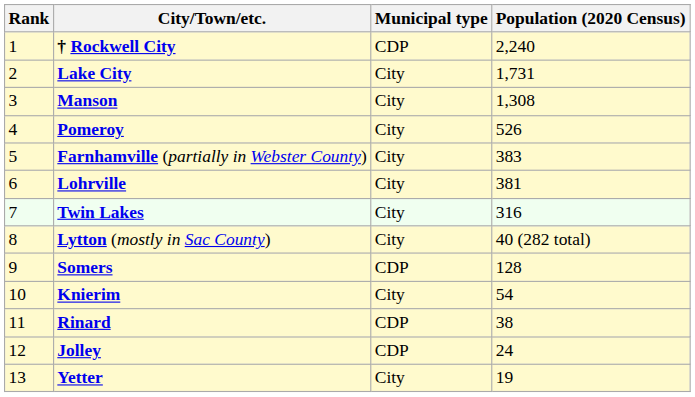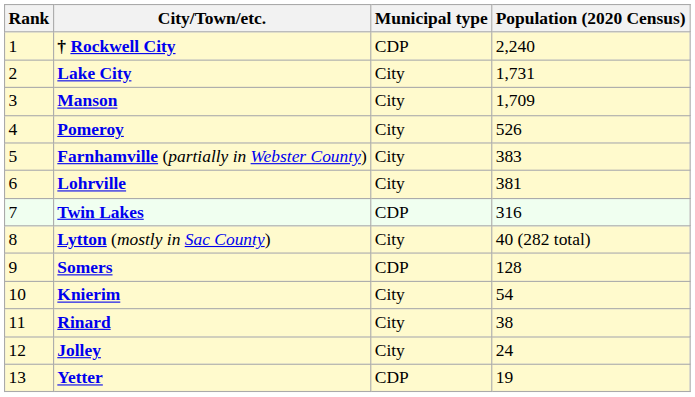(515, 101) 1,308 -> (515, 101) 1,709
(390, 211) City -> (392, 211) CDP
(392, 322) CDP -> (390, 322) City
(392, 350) CDP -> (390, 350) City
(390, 377) City -> (392, 377) CDP
